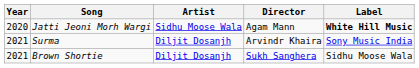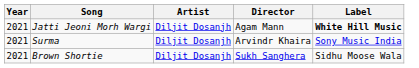(17, 26) 2020 -> (17, 26) 2021
(199, 26) Sidhu Moose Wala -> (193, 26) Diljit Dosanjh
